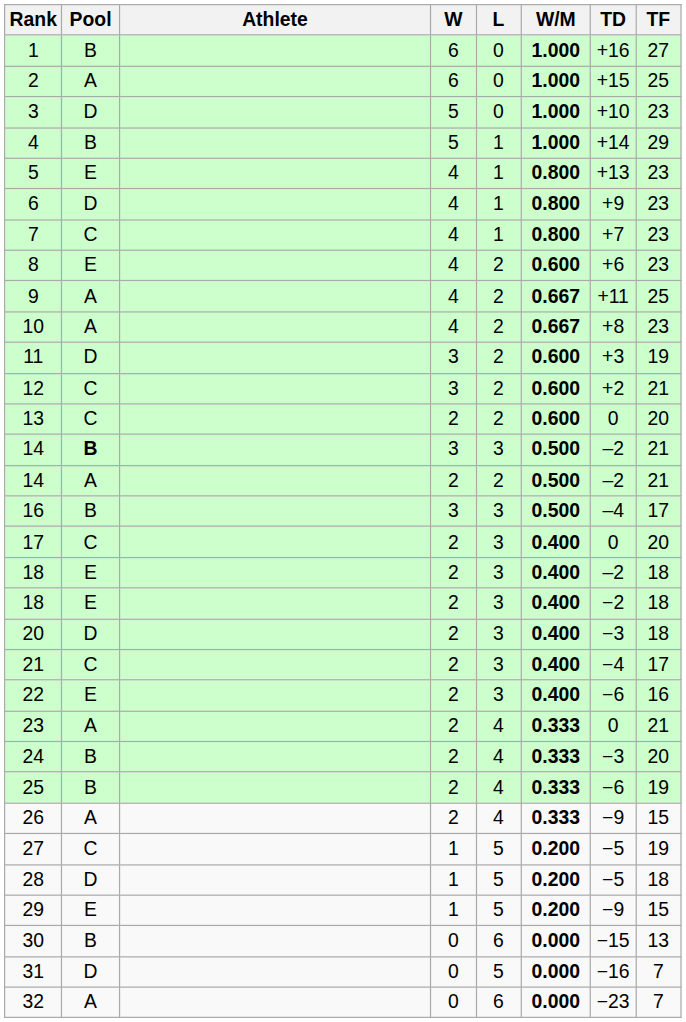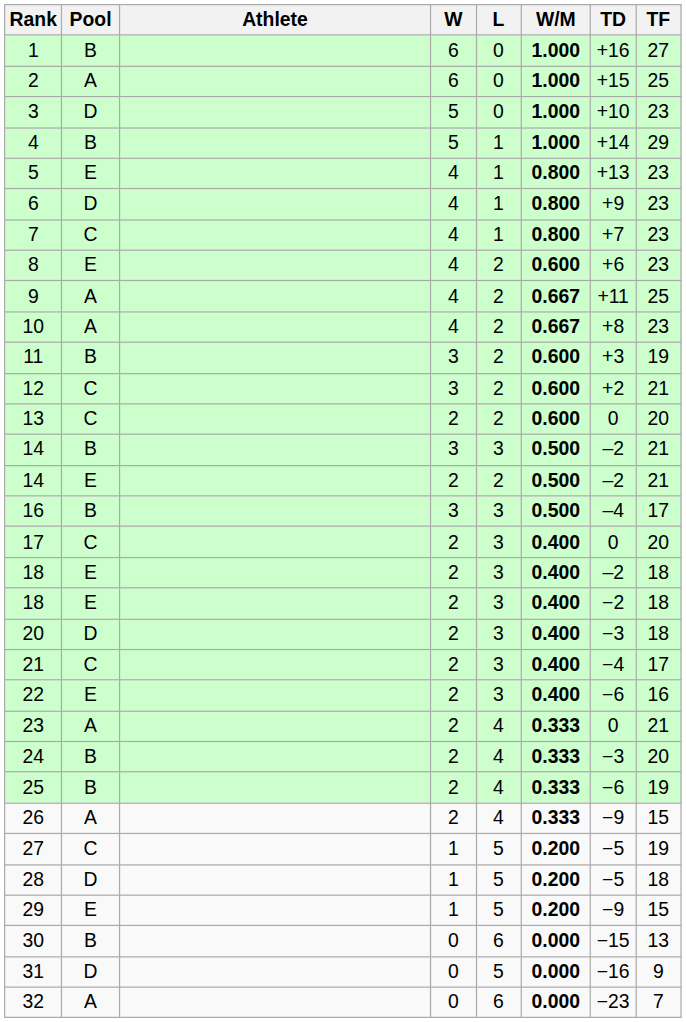(91, 357) D -> (91, 357) B
(91, 449) bold -> (91, 449) normal
(91, 480) A -> (91, 480) E
(658, 971) 7 -> (658, 971) 9
